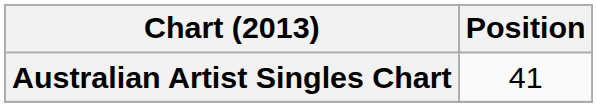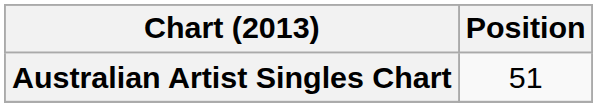(526, 76) 41 -> (526, 76) 51
